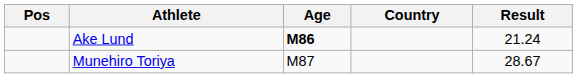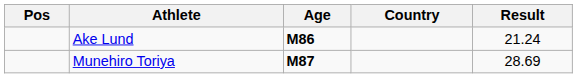(301, 61) normal -> (301, 61) bold
(523, 61) 28.67 -> (523, 61) 28.69
